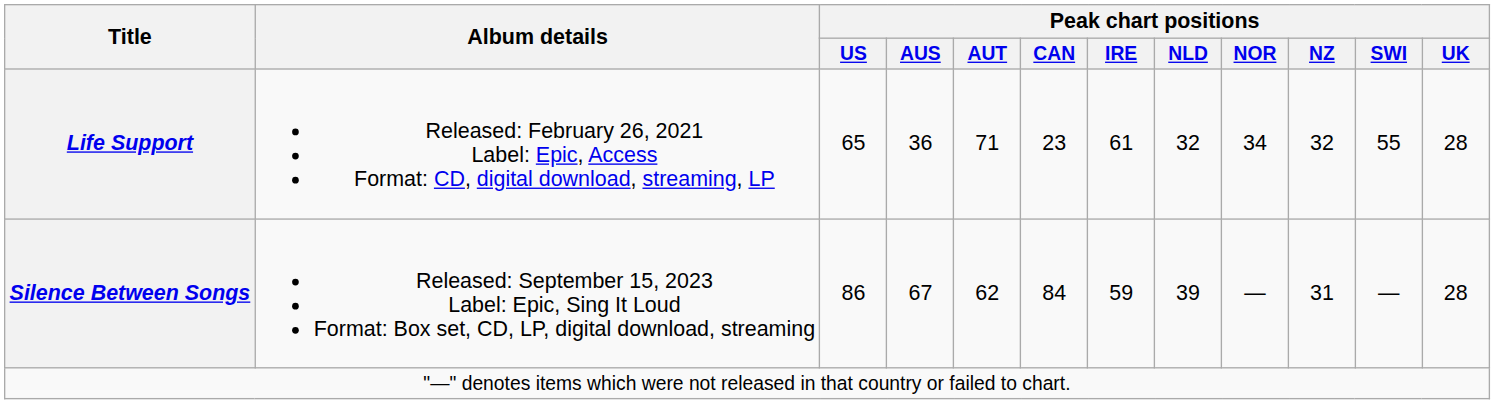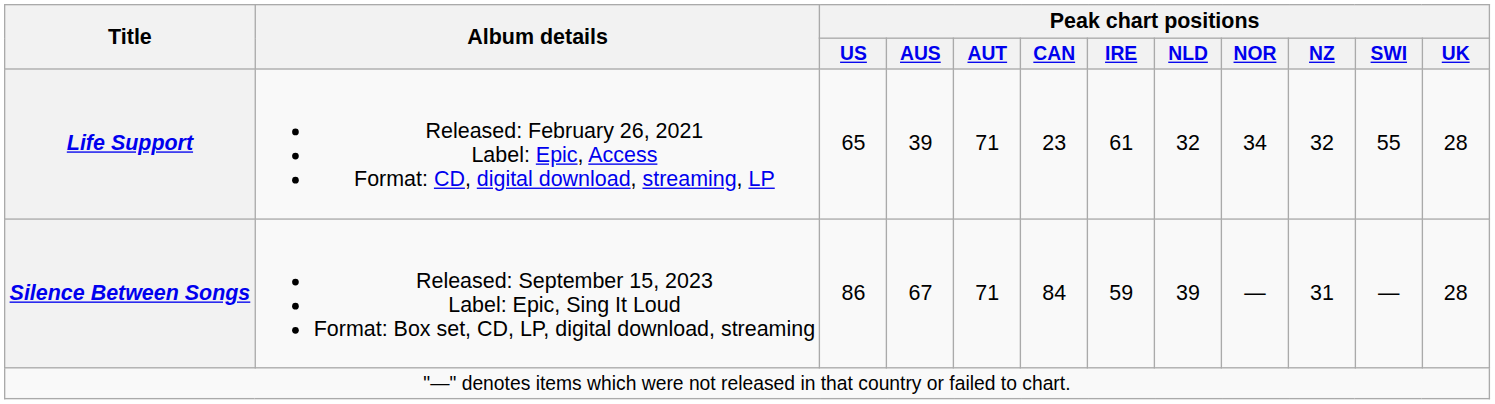(920, 143) 36 -> (920, 143) 39
(987, 292) 62 -> (987, 292) 71
